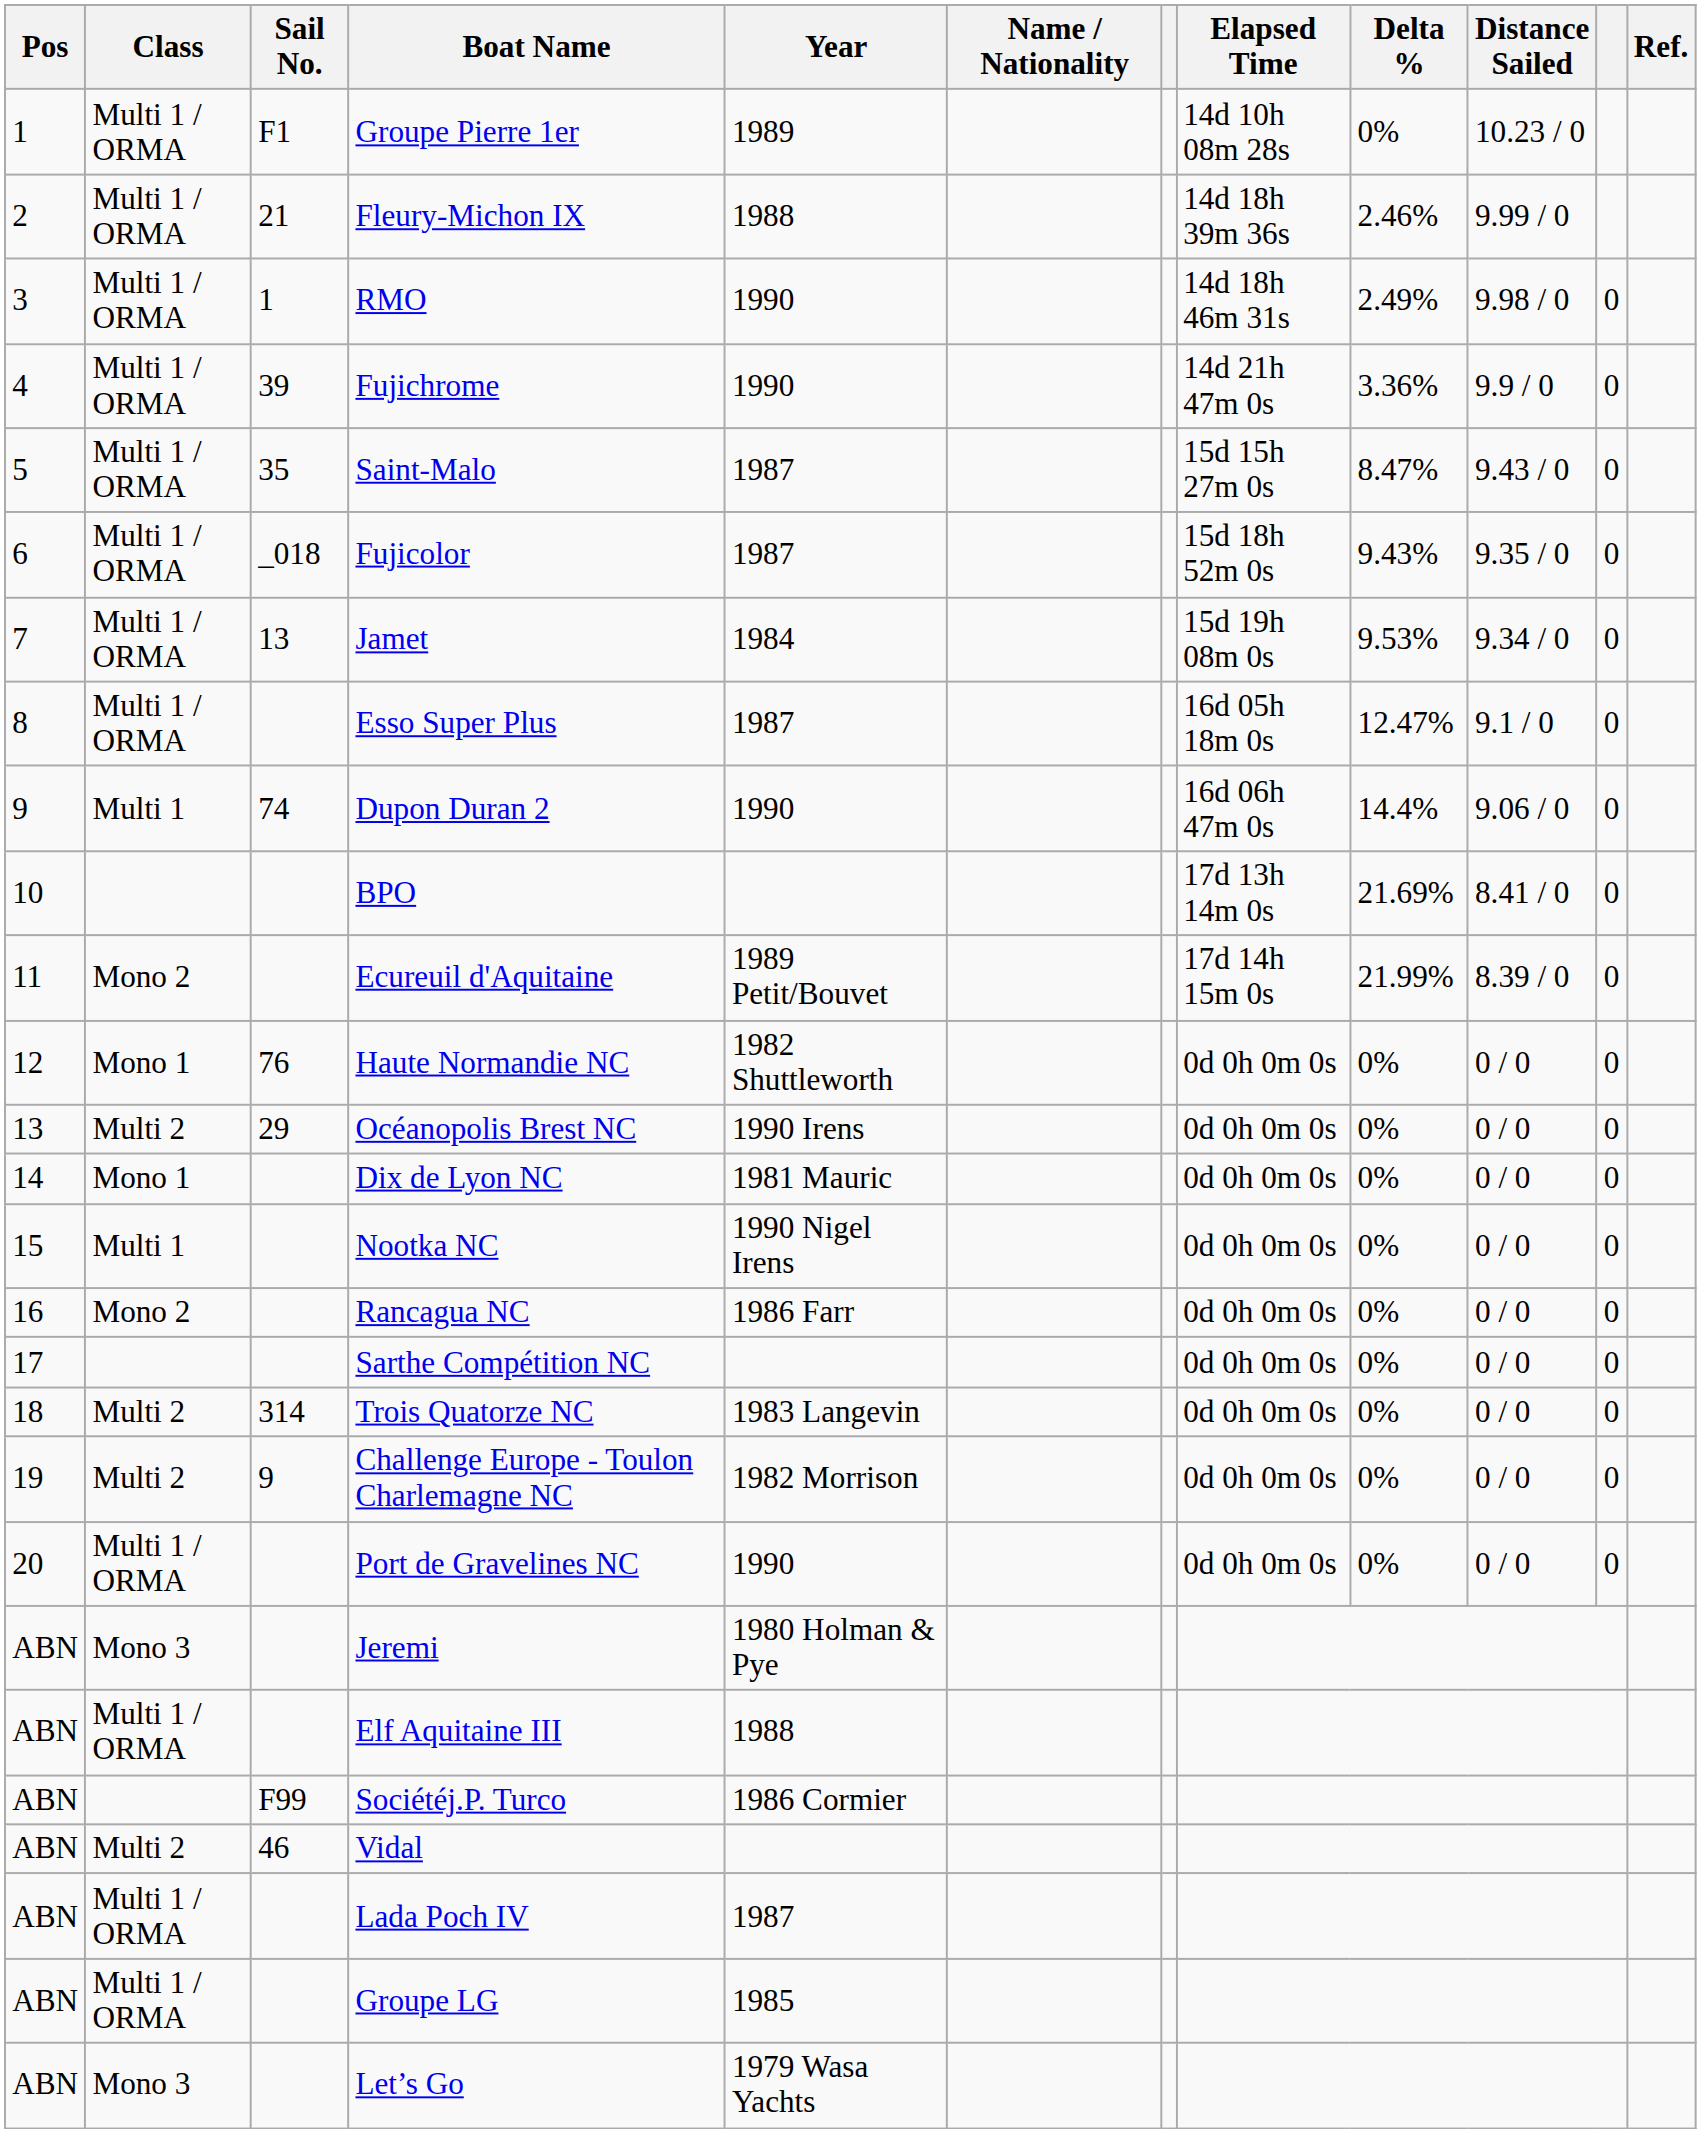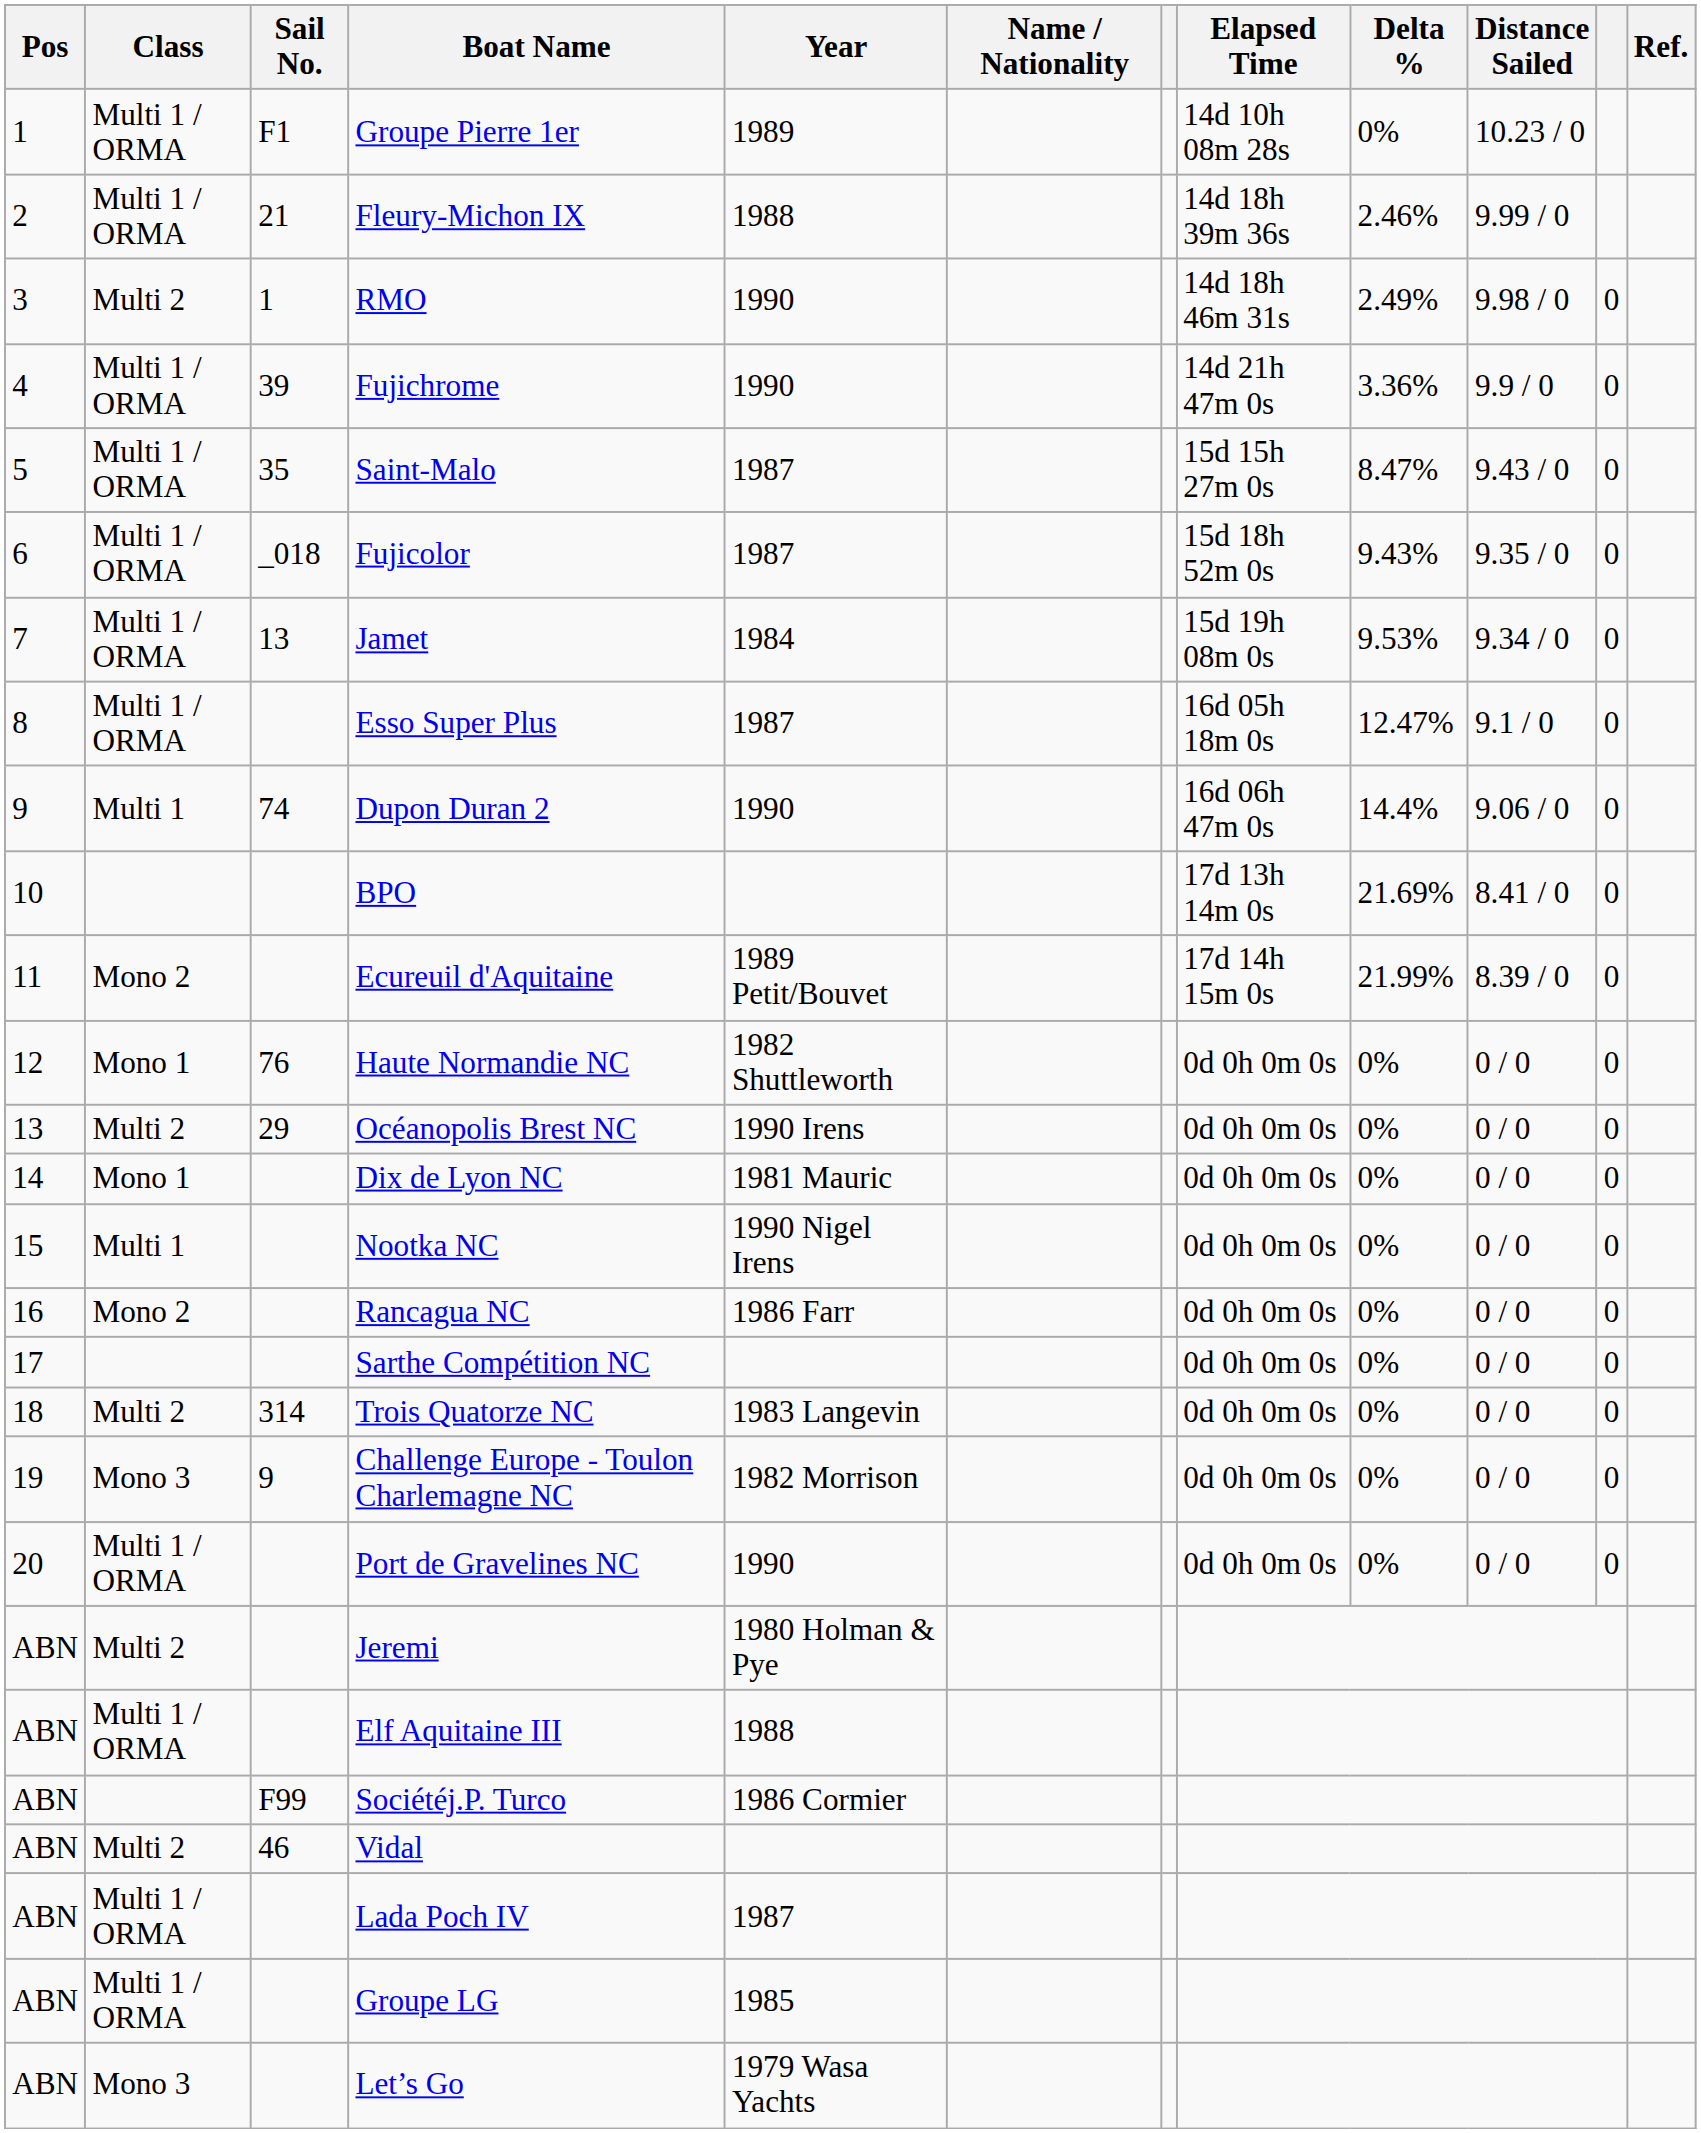(147, 300) Multi 1 / ORMA -> (139, 300) Multi 2
(139, 1478) Multi 2 -> (141, 1478) Mono 3
(141, 1647) Mono 3 -> (139, 1647) Multi 2
